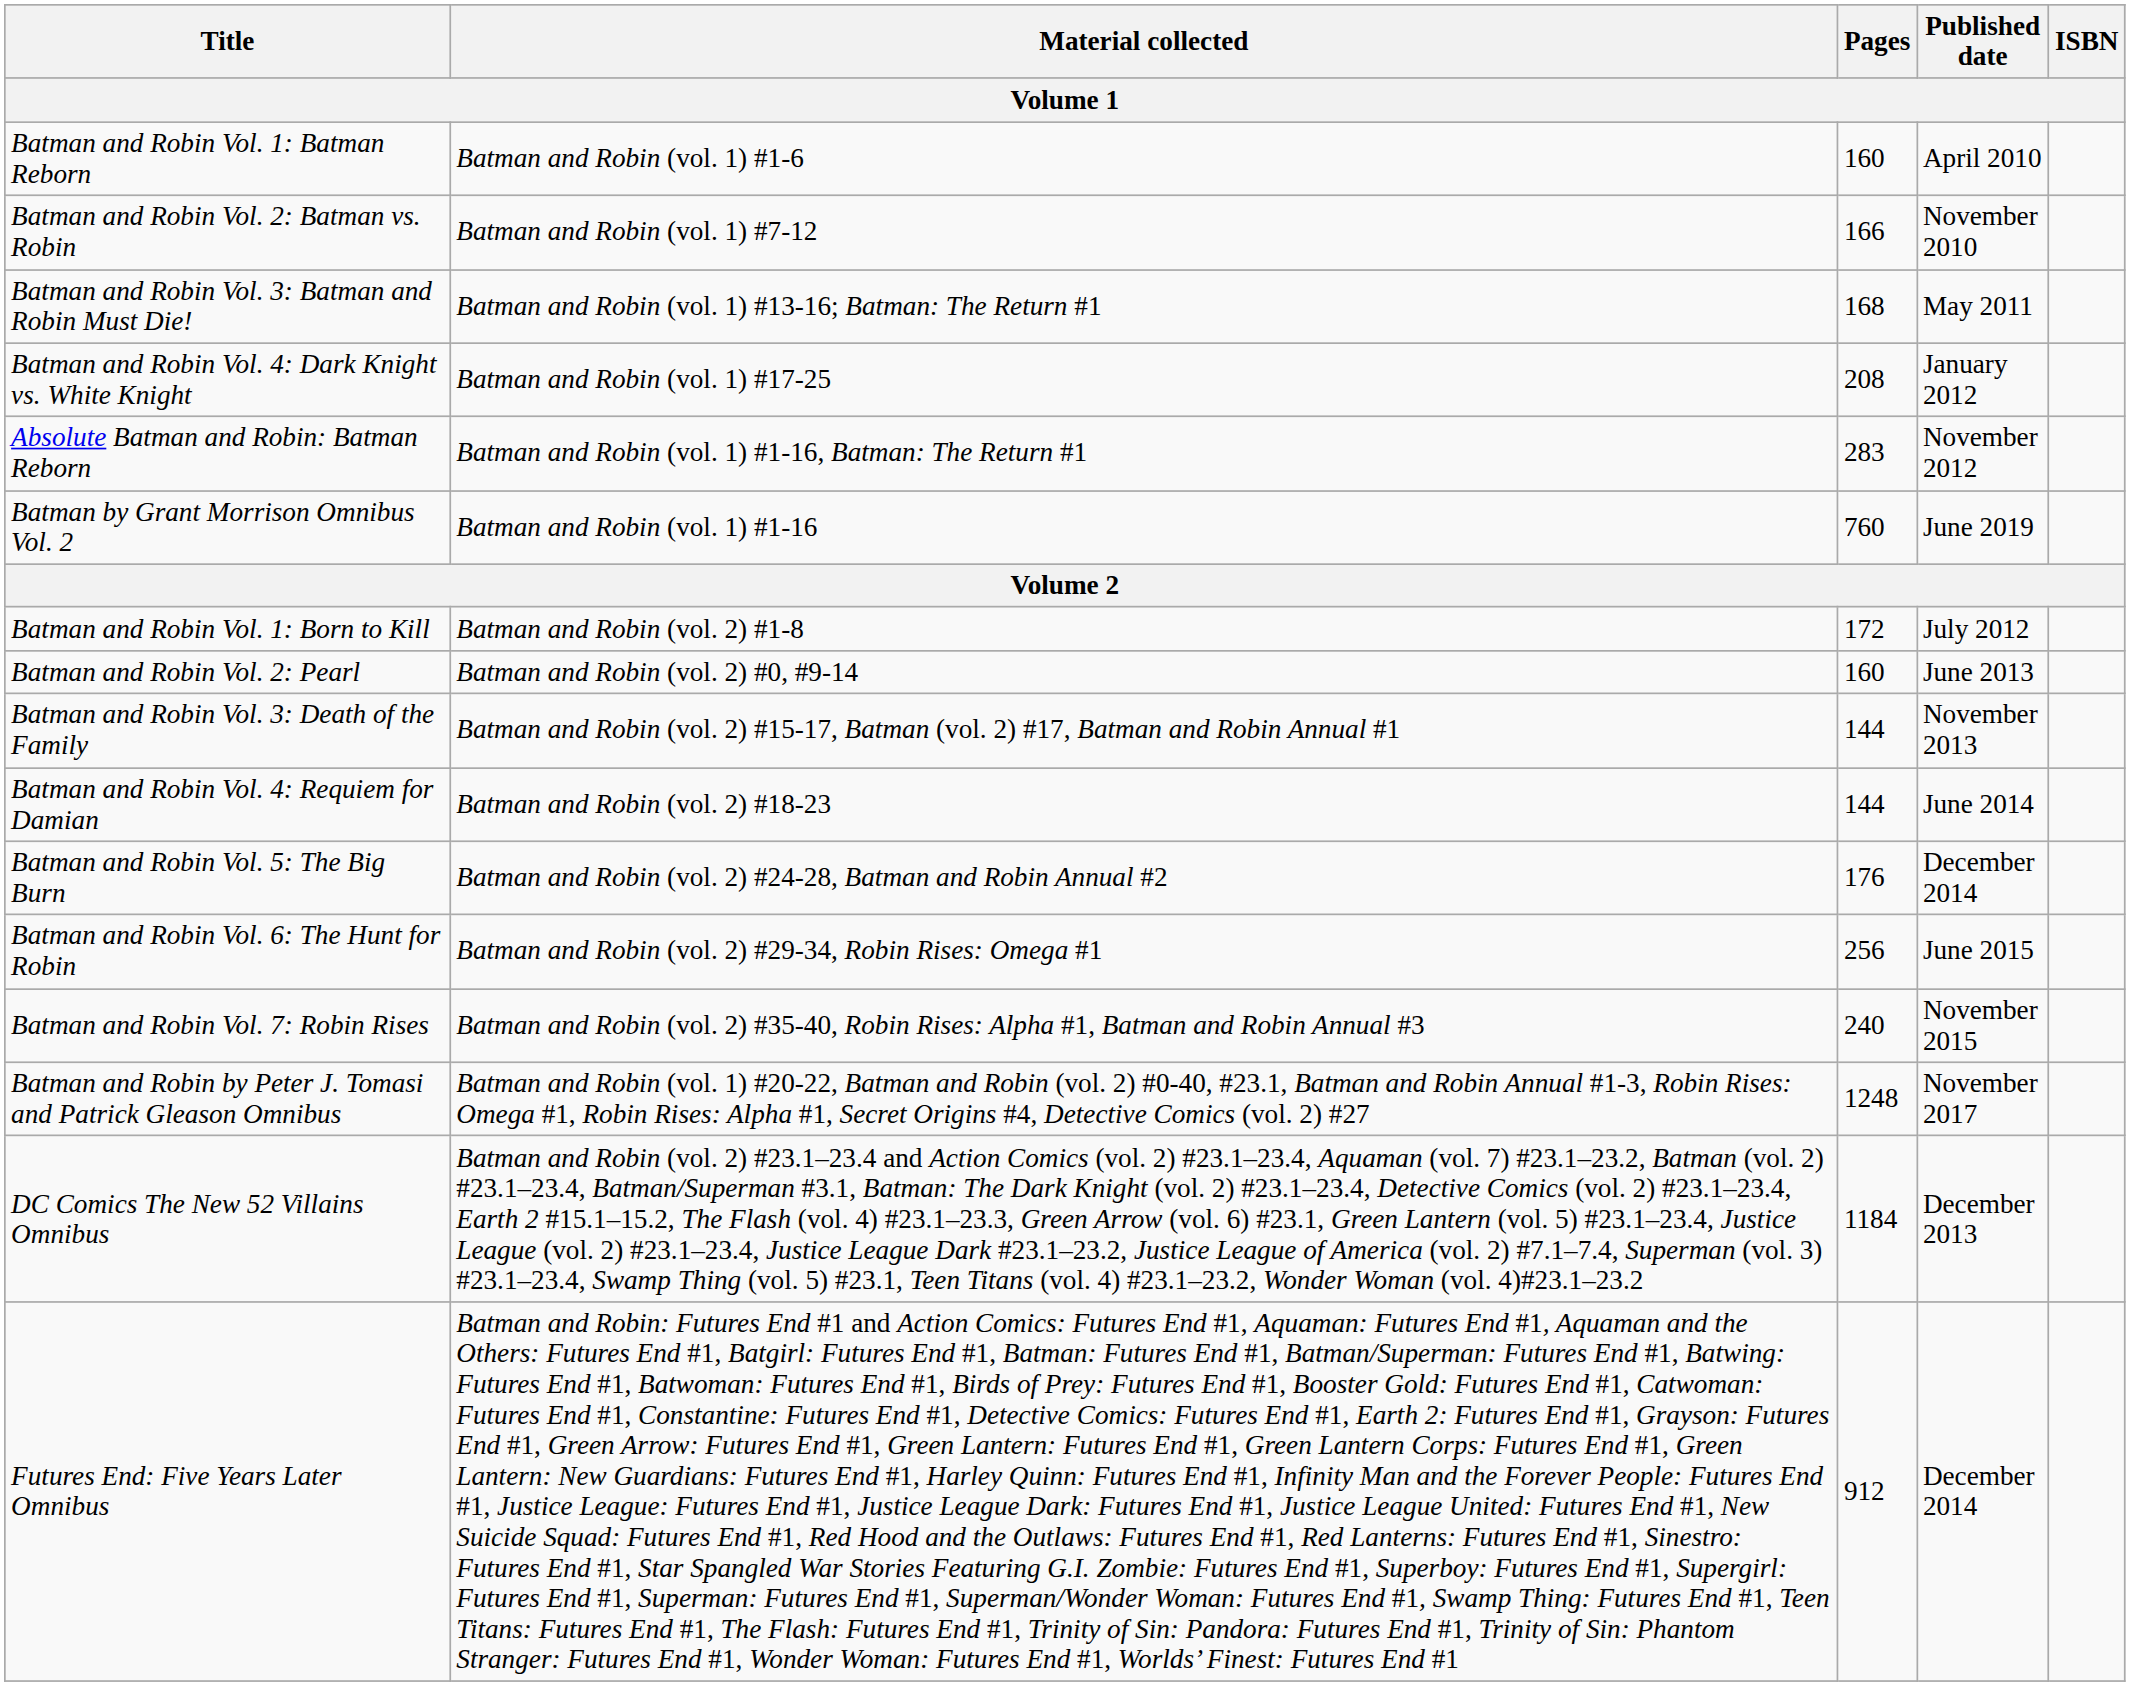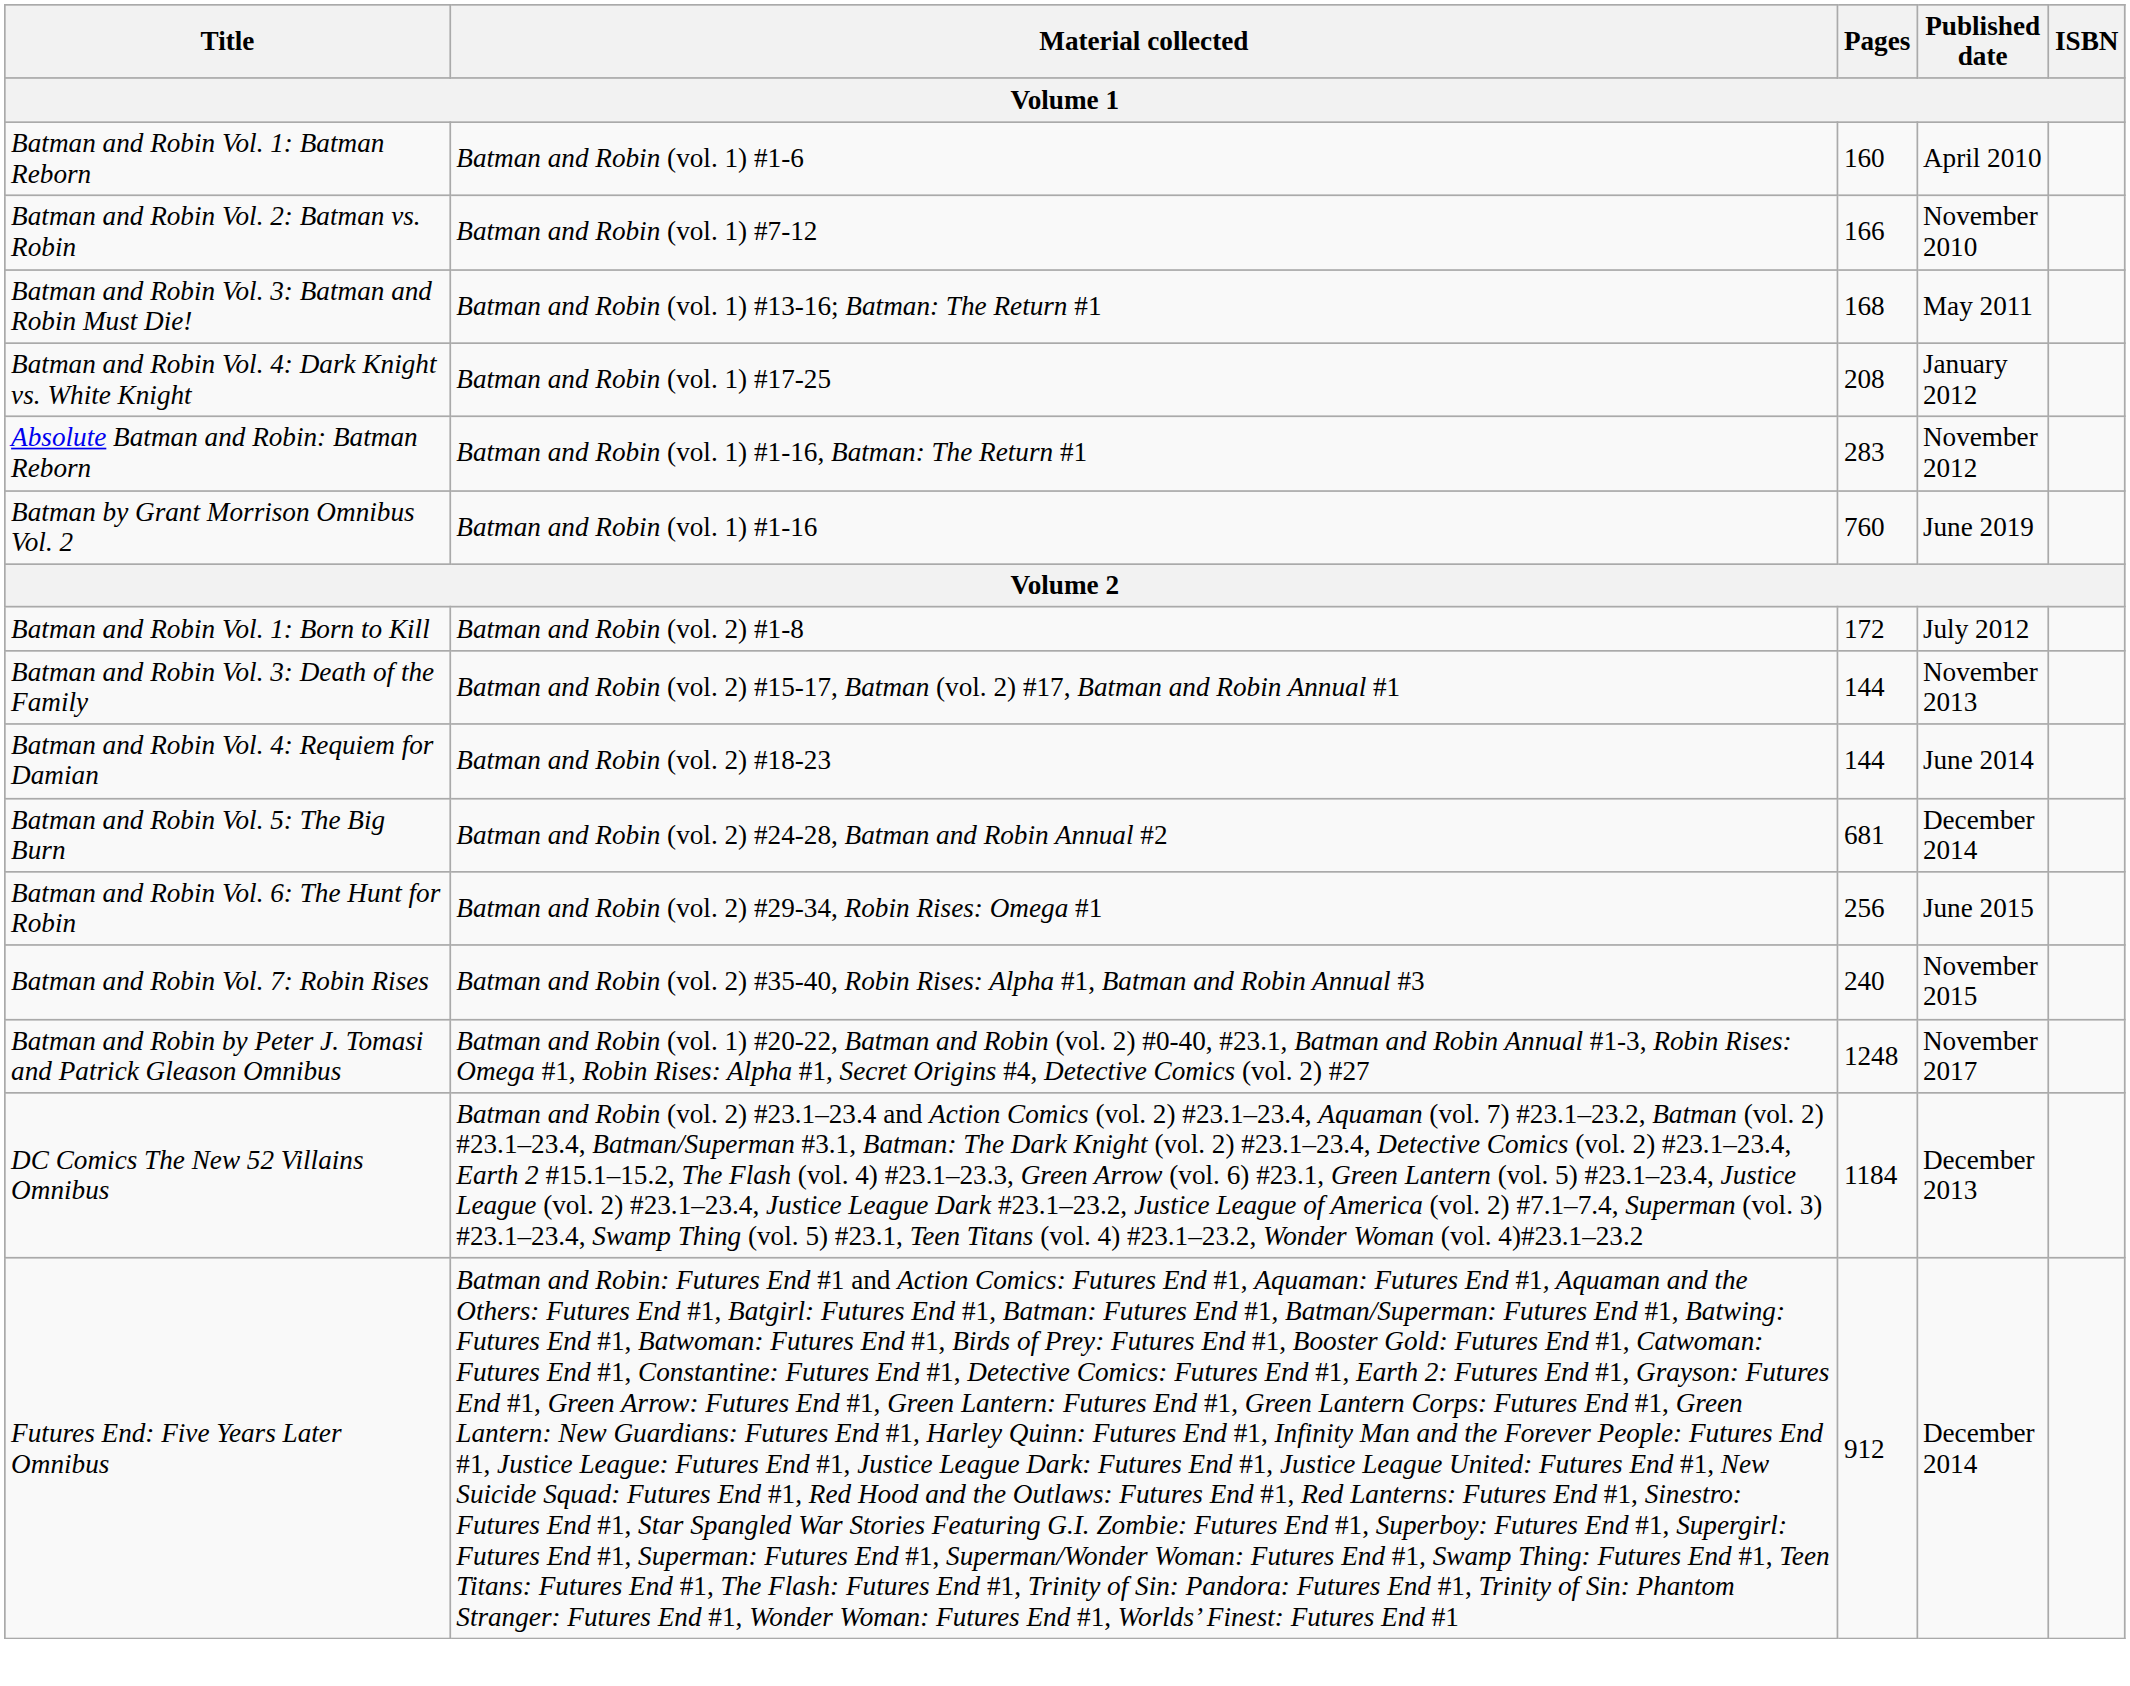- row: (186, 671)
(1864, 877) 176 -> (1864, 834) 681
